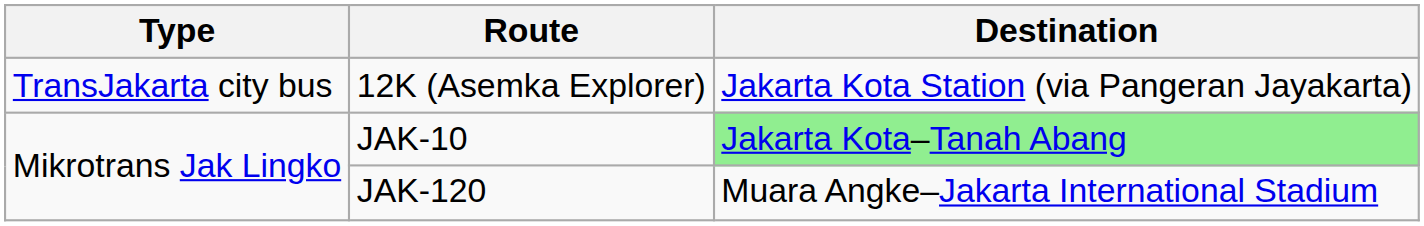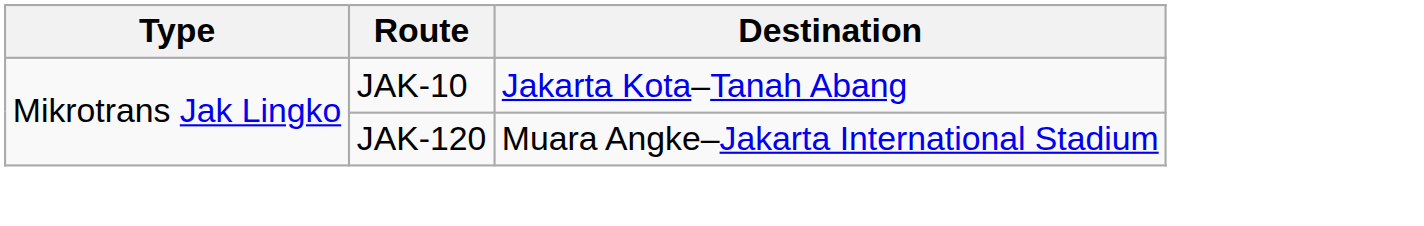- row: (531, 84)
(924, 138) lightgreen background -> (705, 84) no background
